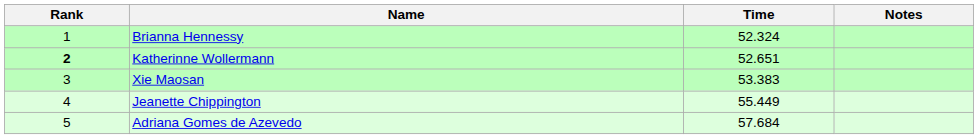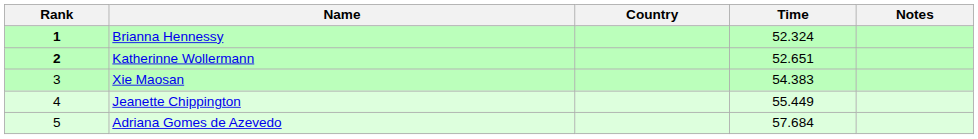+ column: (652, 15)
(67, 36) normal -> (57, 36) bold
(759, 79) 53.383 -> (793, 79) 54.383
